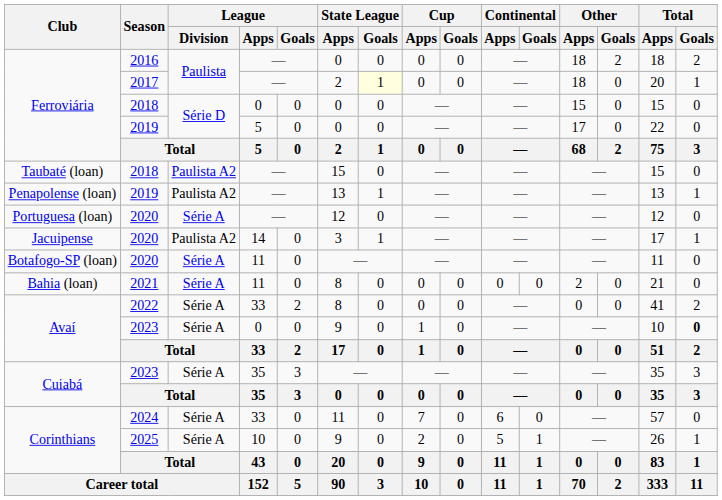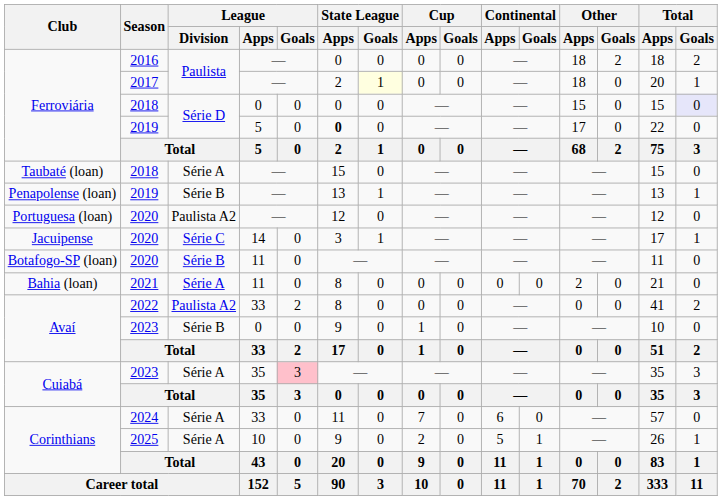(697, 104) no background -> (697, 104) lavender background
(338, 127) normal -> (338, 127) bold
(204, 171) Paulista A2 -> (204, 171) Série A
(204, 194) Paulista A2 -> (204, 194) Série B
(204, 216) Série A -> (204, 216) Paulista A2
(204, 238) Paulista A2 -> (204, 238) Série C
(204, 261) Série A -> (204, 261) Série B
(204, 305) Série A -> (204, 305) Paulista A2
(204, 328) Série A -> (204, 328) Série B
(697, 328) bold -> (697, 328) normal
(298, 372) no background -> (298, 372) pink background
